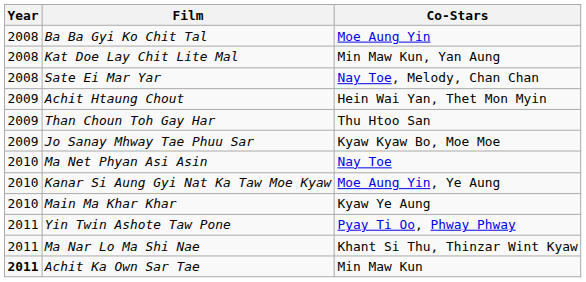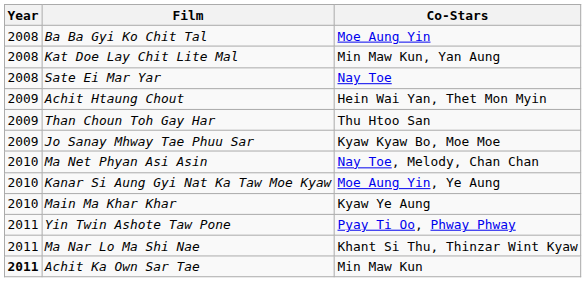(438, 78) Nay Toe, Melody, Chan Chan -> (365, 78) Nay Toe
(365, 162) Nay Toe -> (438, 162) Nay Toe, Melody, Chan Chan
